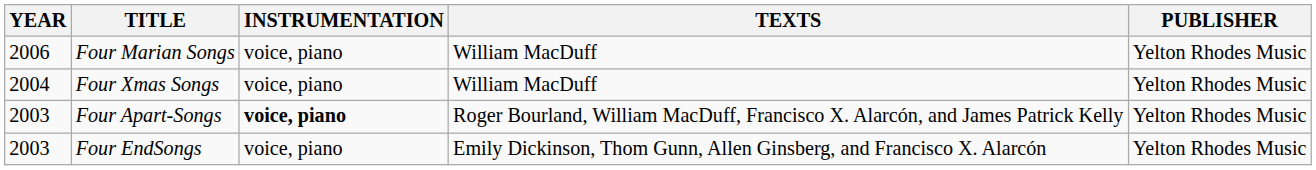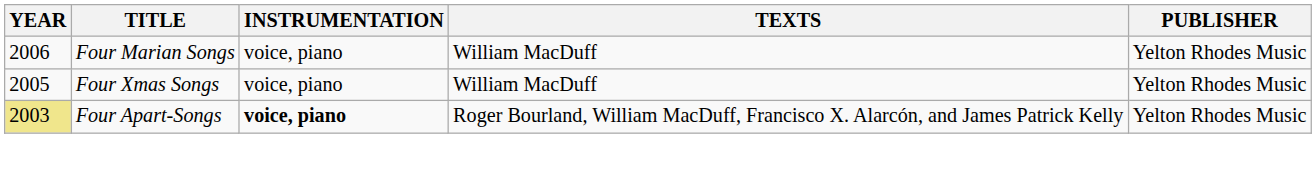(29, 84) 2004 -> (29, 84) 2005
(29, 116) no background -> (29, 116) khaki background
- row: (139, 148)
